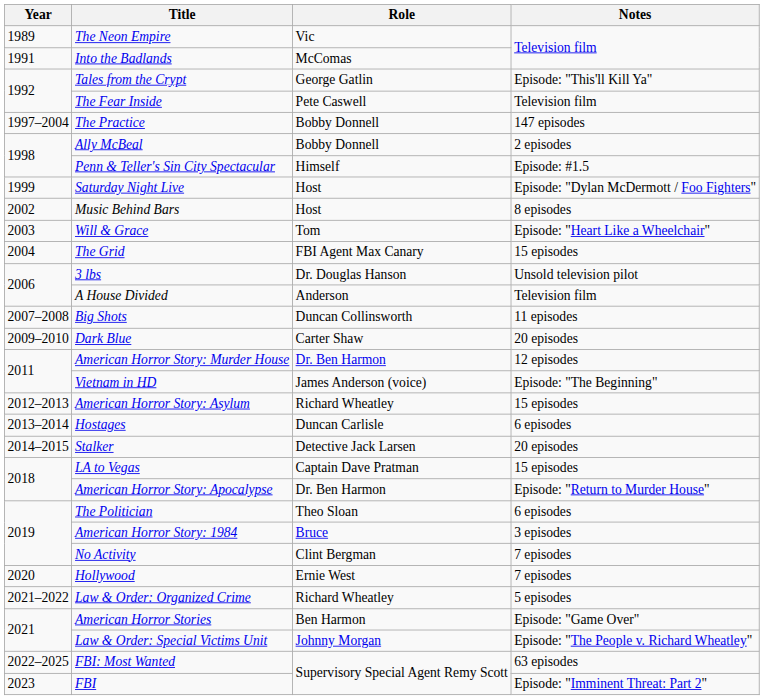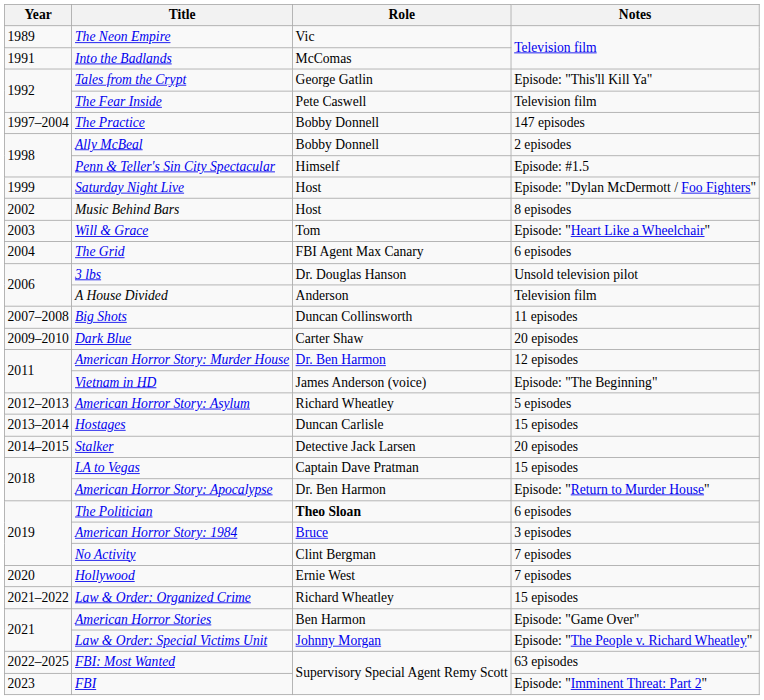(546, 252) 15 episodes -> (543, 252) 6 episodes
(546, 403) 15 episodes -> (543, 403) 5 episodes
(543, 425) 6 episodes -> (546, 425) 15 episodes
(327, 511) normal -> (328, 511) bold
(543, 597) 5 episodes -> (546, 597) 15 episodes
